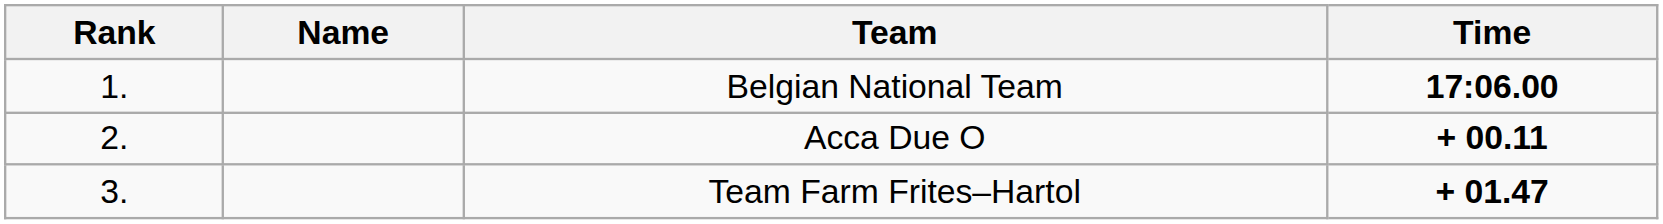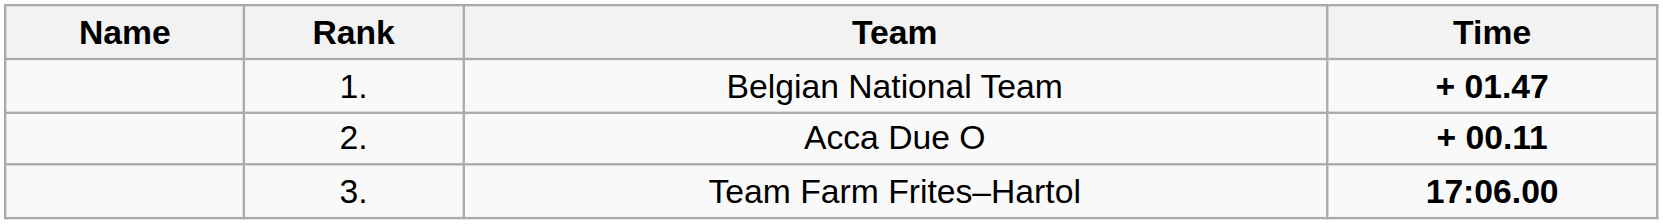columns swapped: (114, 32) <-> (343, 32)
(1492, 85) 17:06.00 -> (1492, 85) + 01.47
(1492, 192) + 01.47 -> (1492, 192) 17:06.00
